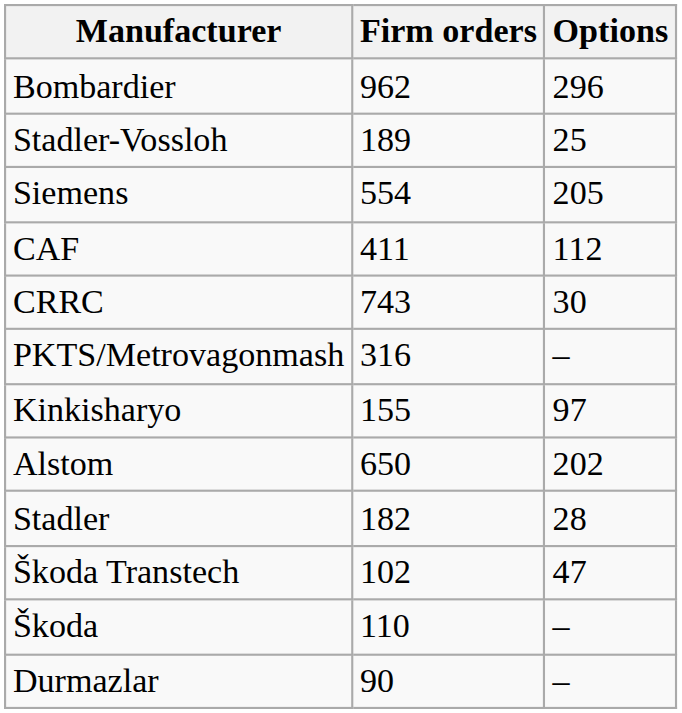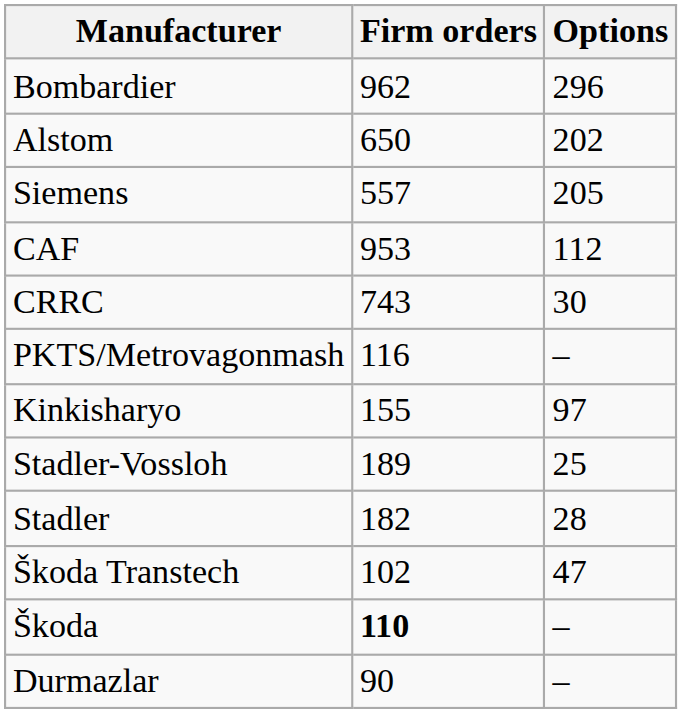rows swapped: (63, 463) <-> (120, 139)
(386, 193) 554 -> (386, 193) 557
(385, 247) 411 -> (386, 247) 953
(386, 355) 316 -> (385, 355) 116
(385, 626) normal -> (385, 626) bold
